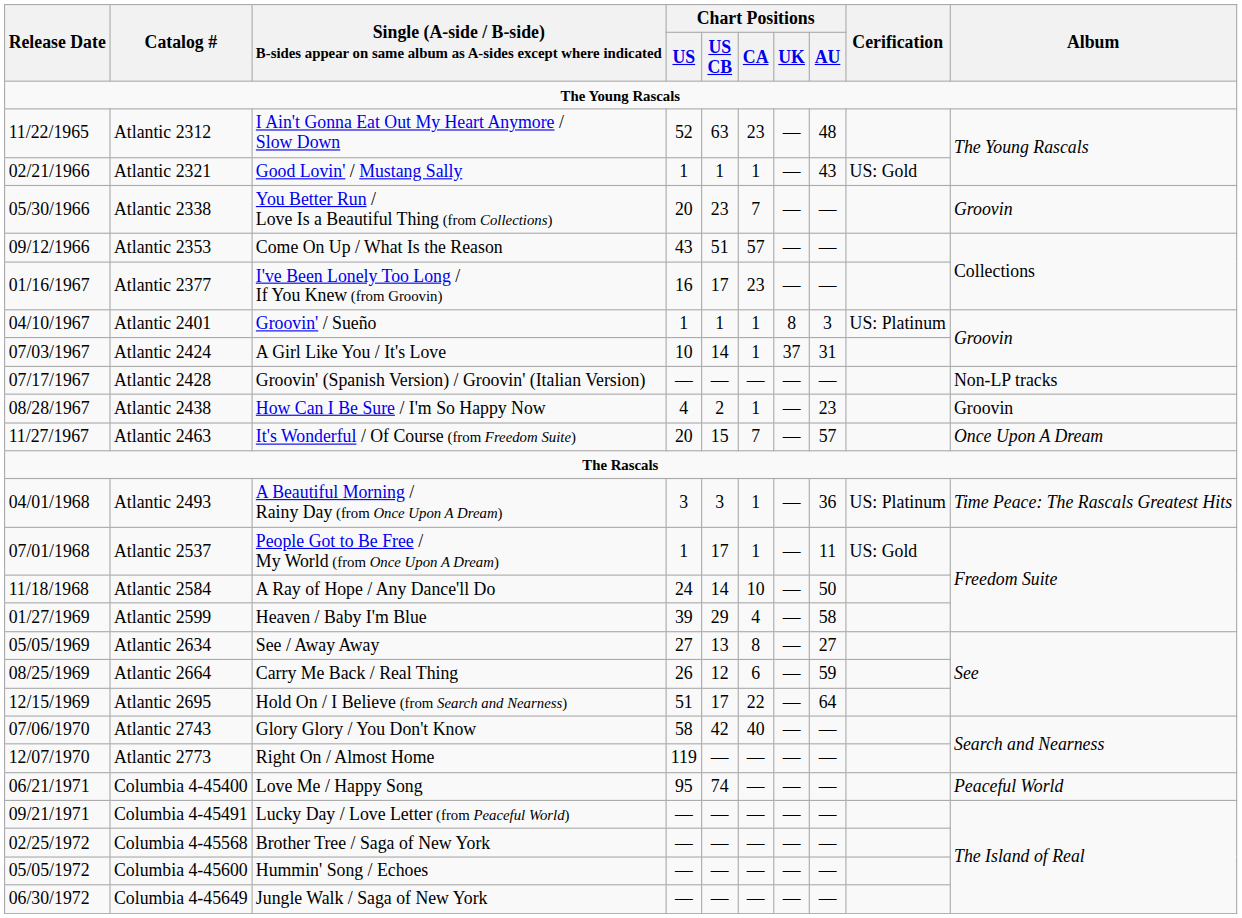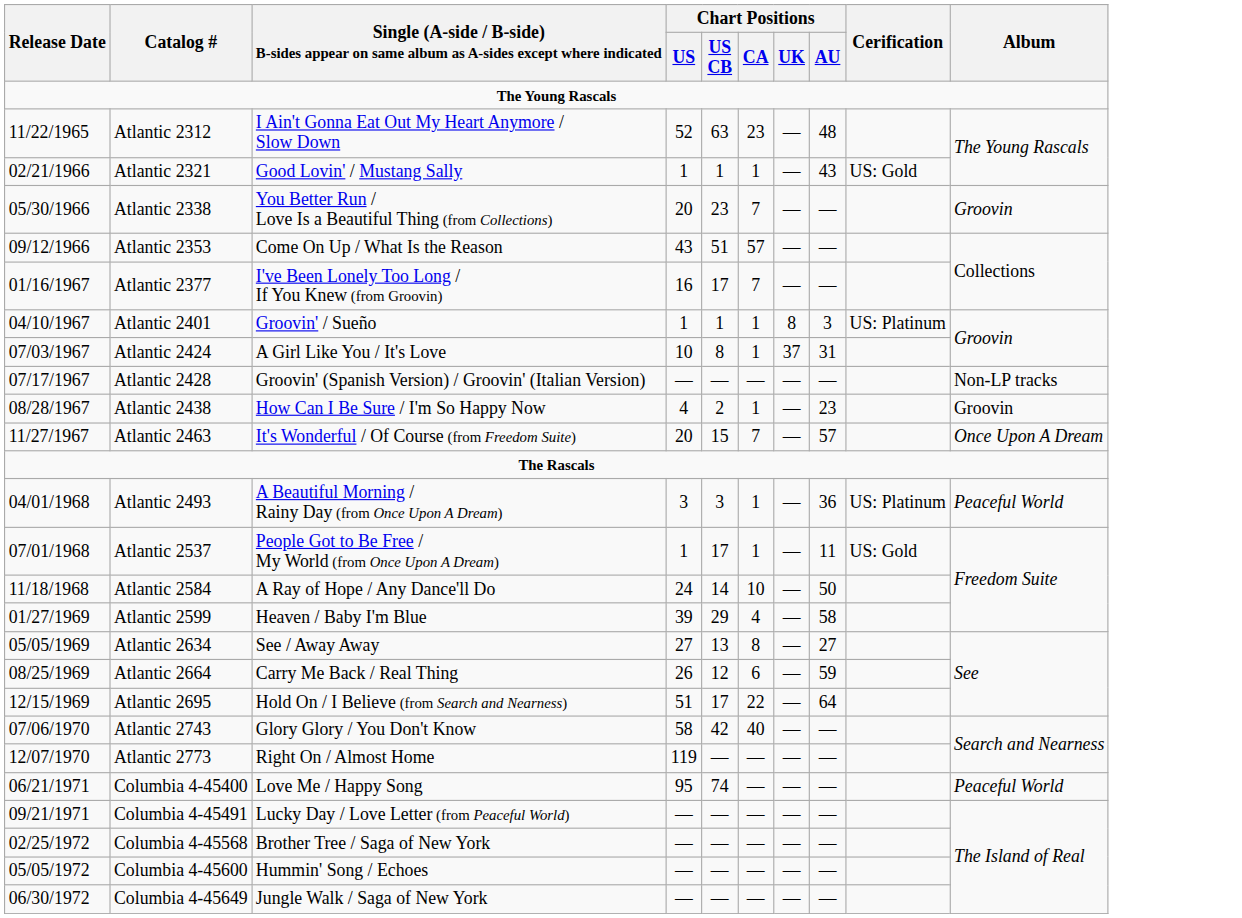(756, 285) 23 -> (756, 285) 7
(720, 351) 14 -> (720, 351) 8
(1093, 502) Time Peace: The Rascals Greatest Hits -> (1009, 502) Peaceful World
